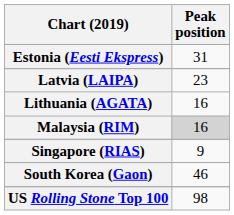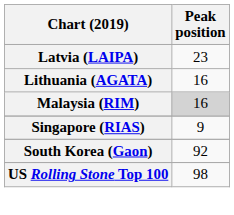- row: (88, 56)
(200, 174) 46 -> (200, 151) 92
